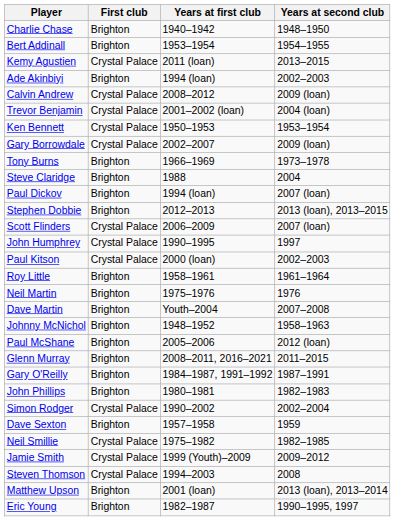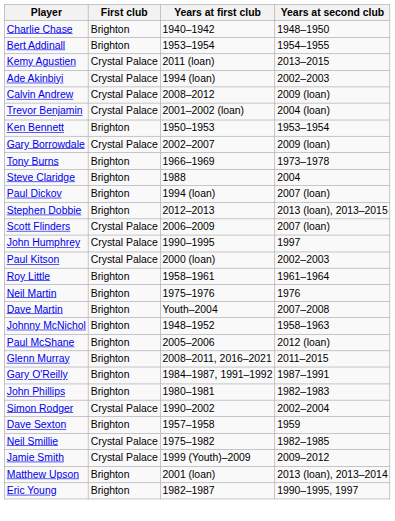(110, 78) Brighton -> (124, 78) Crystal Palace
(124, 128) Crystal Palace -> (110, 128) Brighton
- row: (46, 474)
